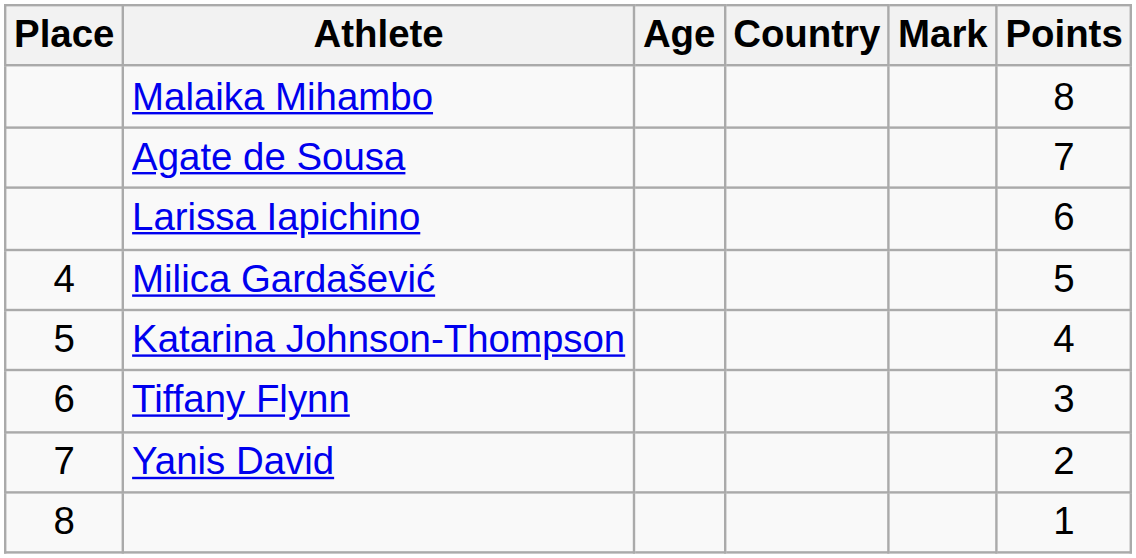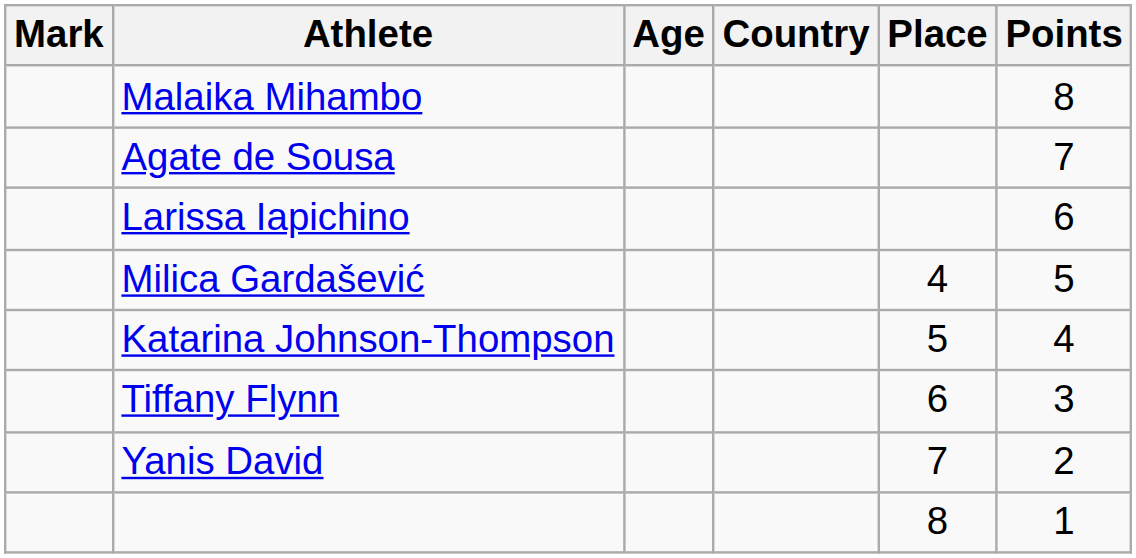columns swapped: (64, 34) <-> (943, 34)
